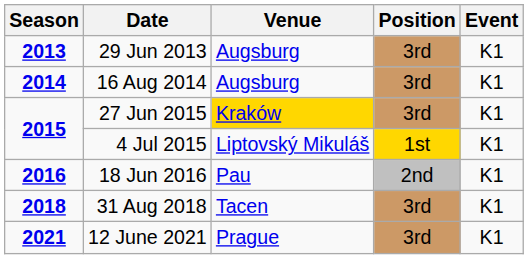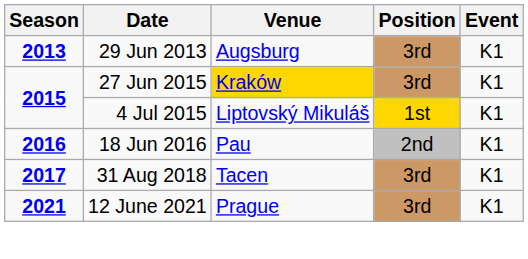- row: (152, 82)
(44, 207) 2018 -> (44, 176) 2017
